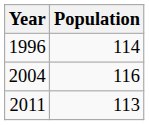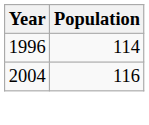- row: (28, 105)
